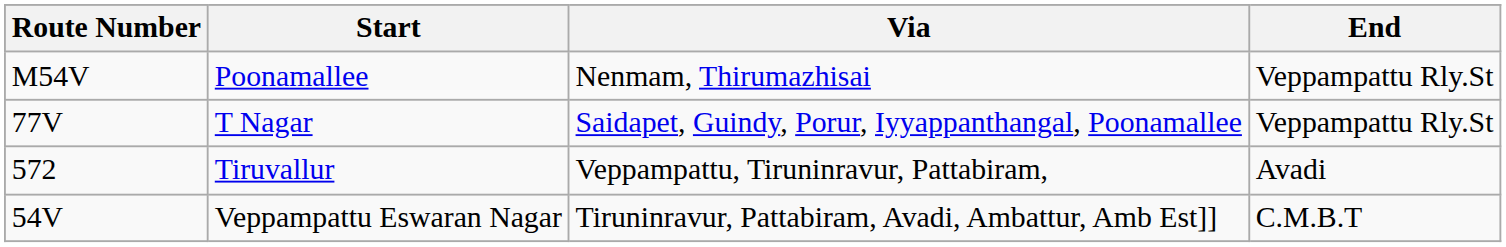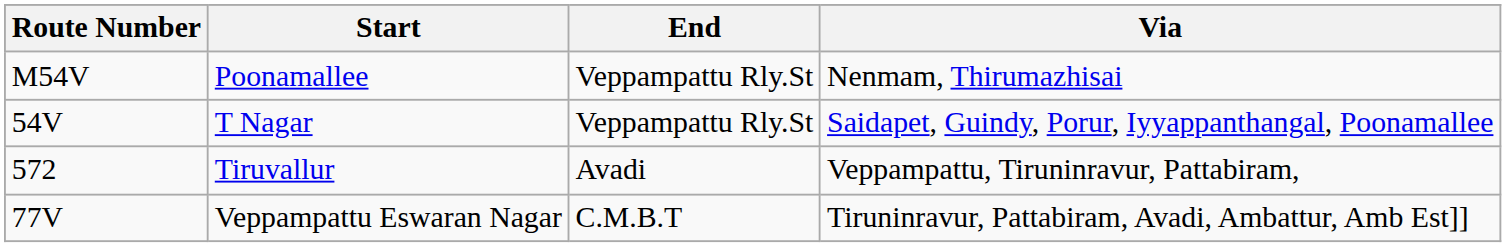columns swapped: (1375, 28) <-> (909, 28)
(37, 122) 77V -> (37, 122) 54V
(37, 216) 54V -> (37, 216) 77V
